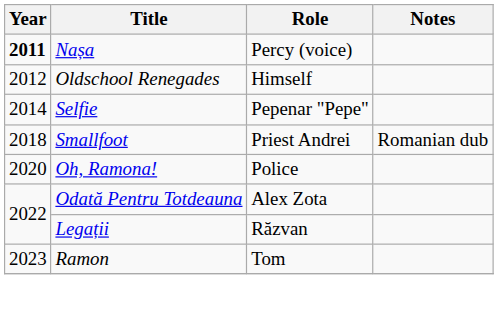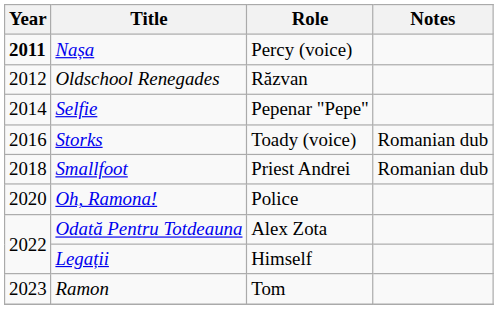(282, 79) Himself -> (279, 79) Răzvan
+ row: (79, 139)
(279, 229) Răzvan -> (282, 259) Himself
